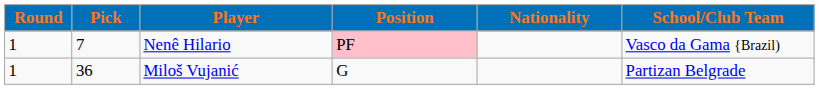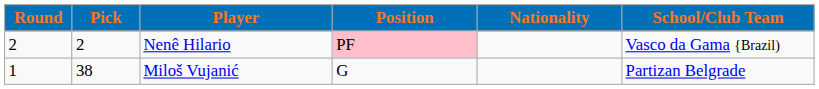(13, 44) 1 -> (13, 44) 2
(80, 44) 7 -> (80, 44) 2
(84, 71) 36 -> (84, 71) 38
